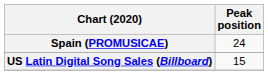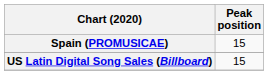(239, 43) 24 -> (239, 43) 15
